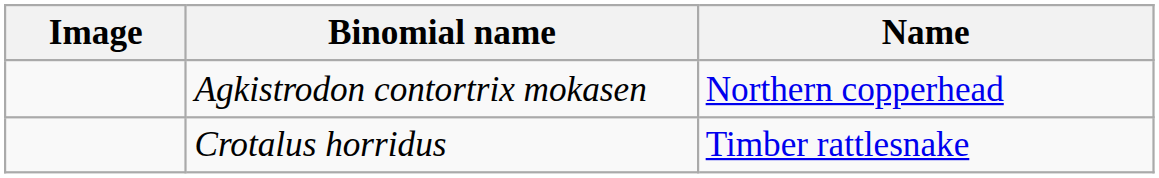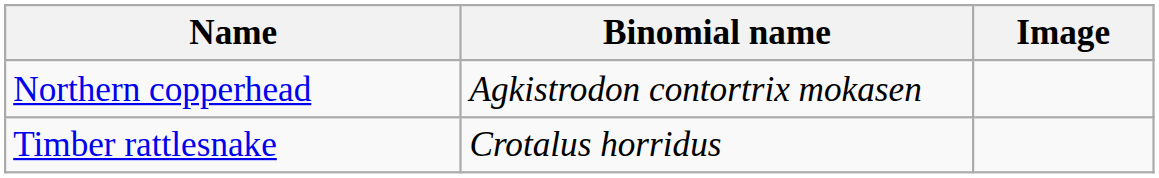columns swapped: (96, 32) <-> (926, 32)
